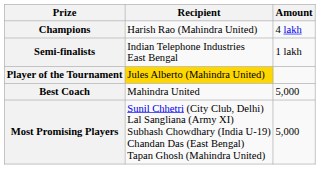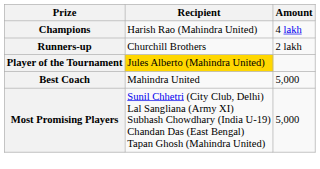+ row: (65, 46)
- row: (65, 52)
